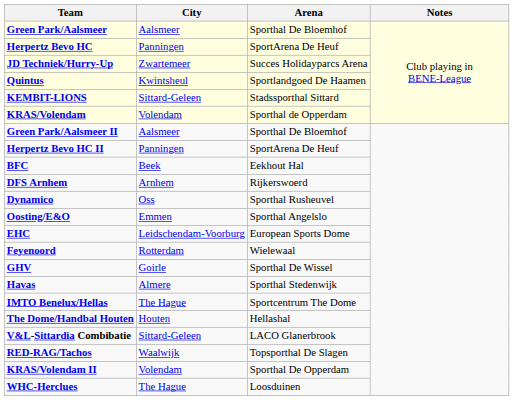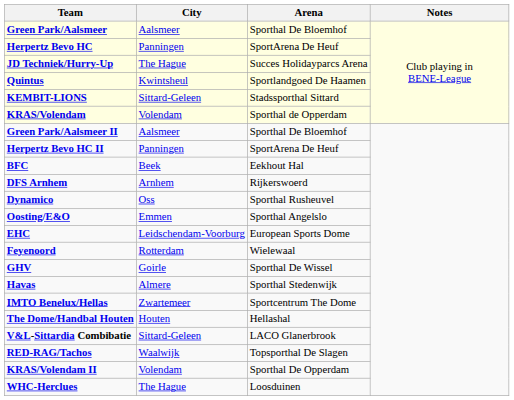(165, 64) Zwartemeer -> (162, 64) The Hague
(162, 302) The Hague -> (165, 302) Zwartemeer
